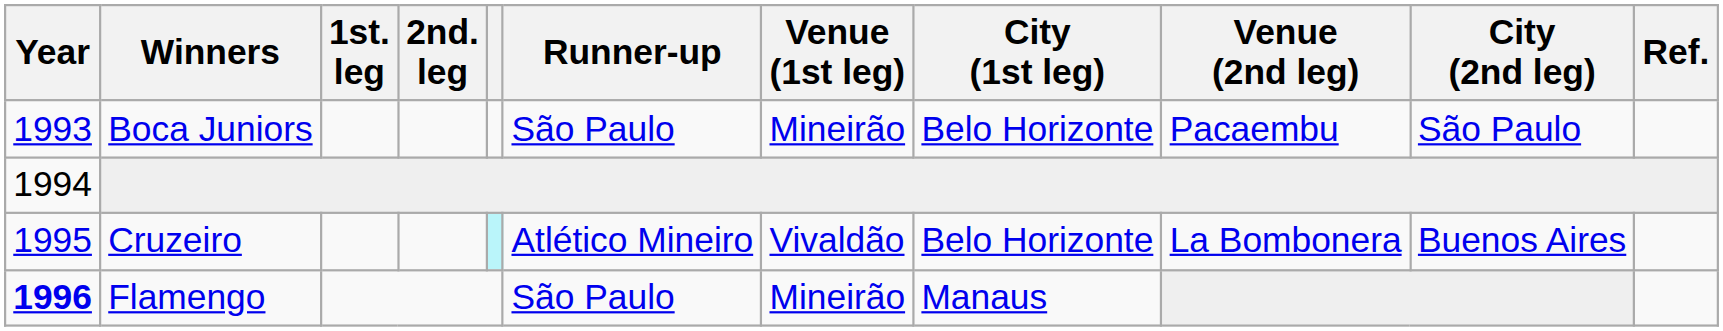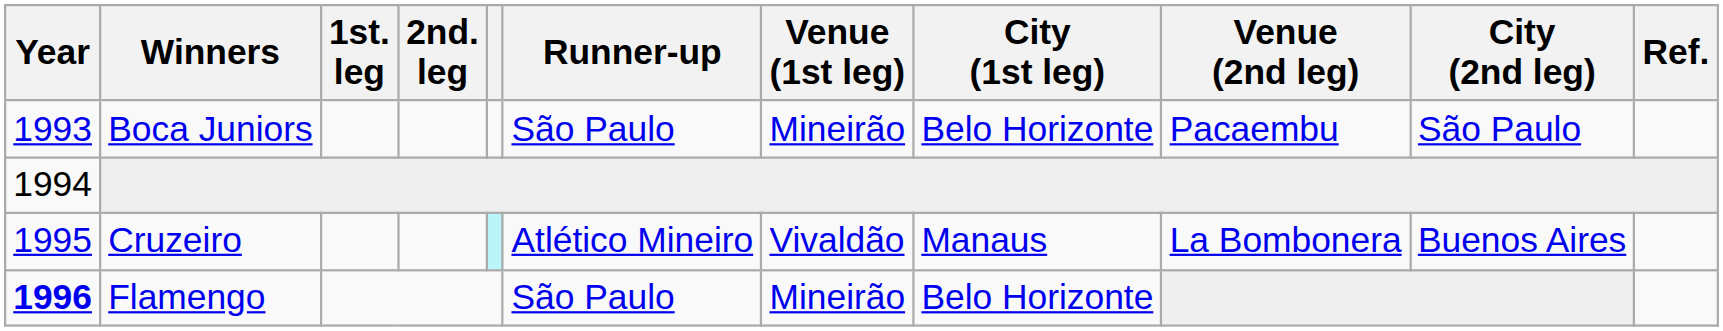(1037, 240) Belo Horizonte -> (984, 240) Manaus
(984, 296) Manaus -> (1037, 296) Belo Horizonte
